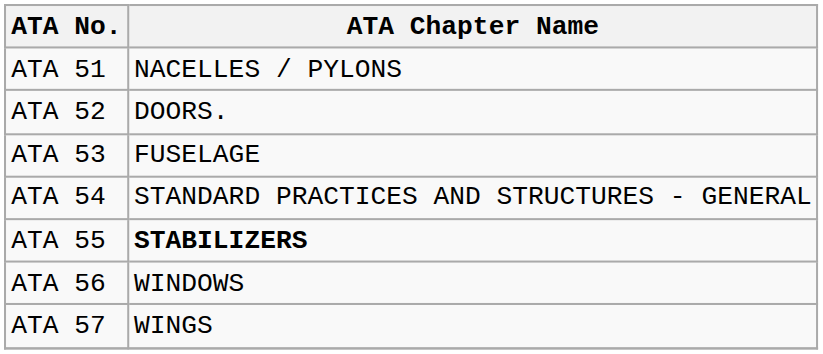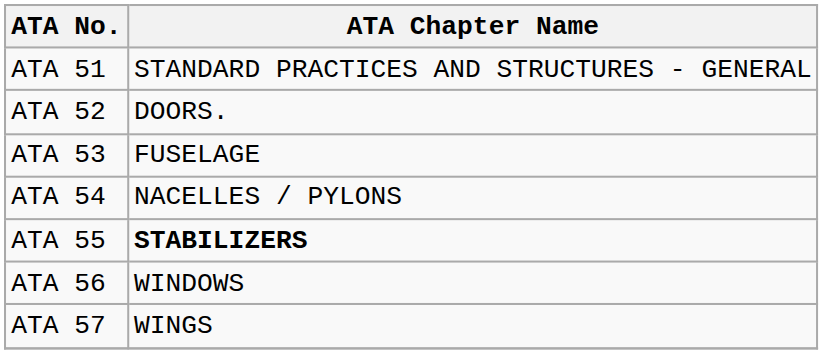(268, 69) NACELLES / PYLONS -> (473, 69) STANDARD PRACTICES AND STRUCTURES - GENERAL
(473, 198) STANDARD PRACTICES AND STRUCTURES - GENERAL -> (268, 198) NACELLES / PYLONS
